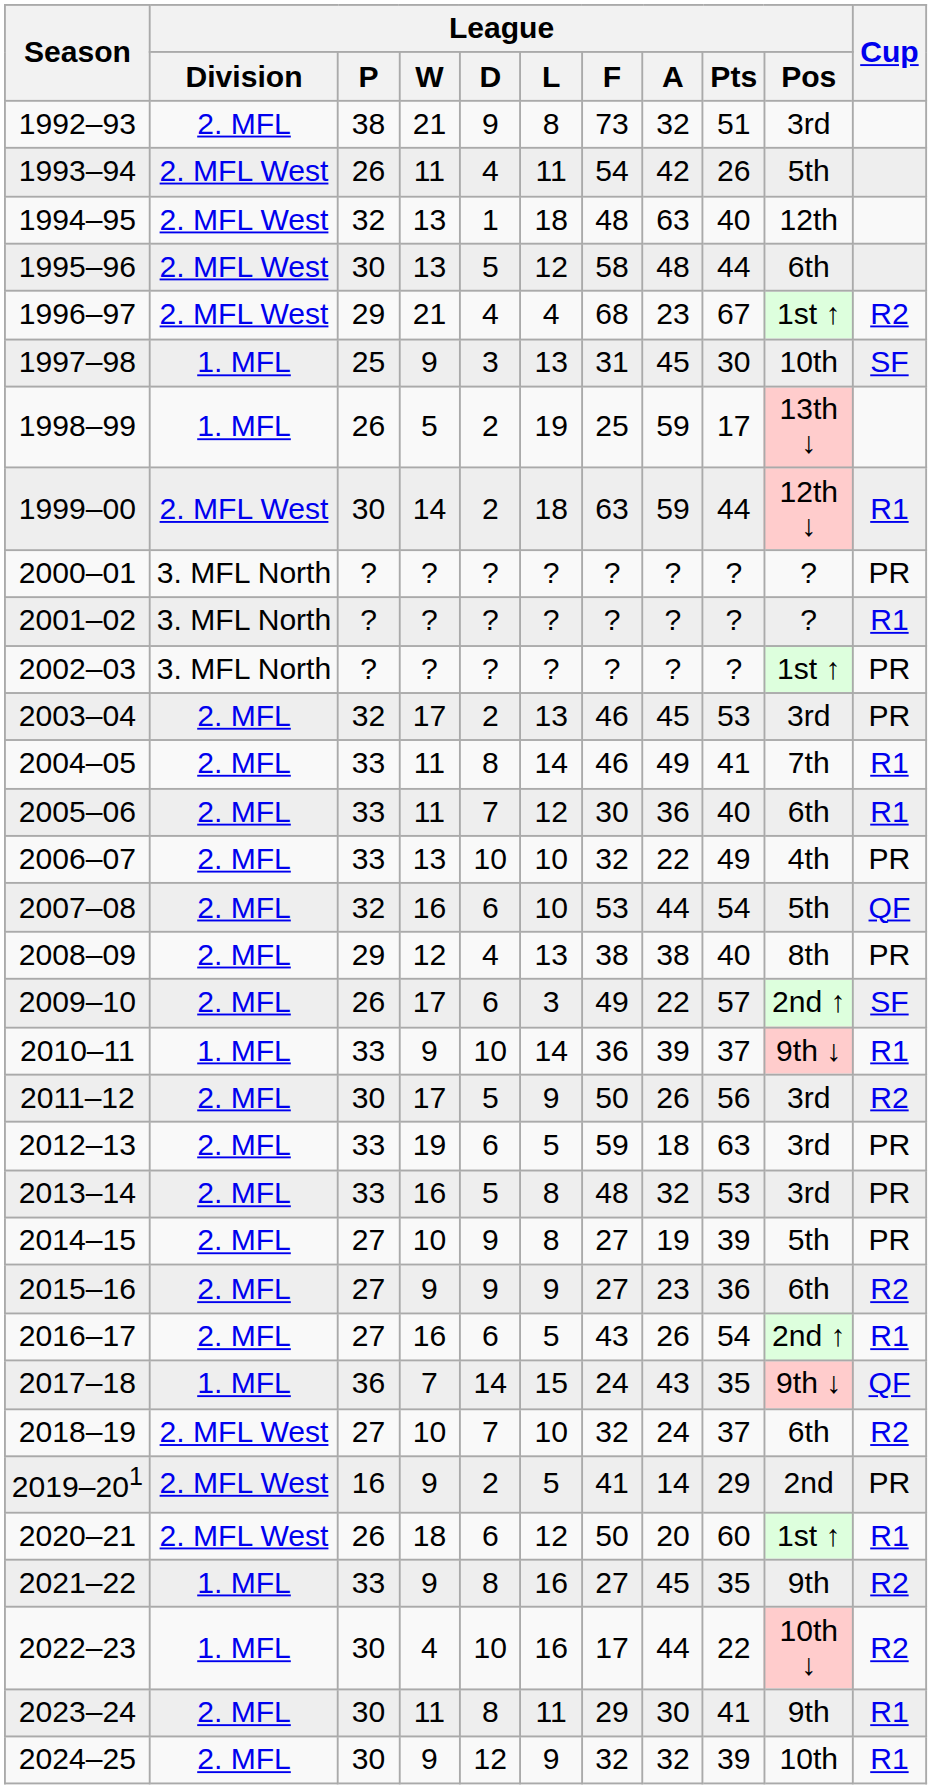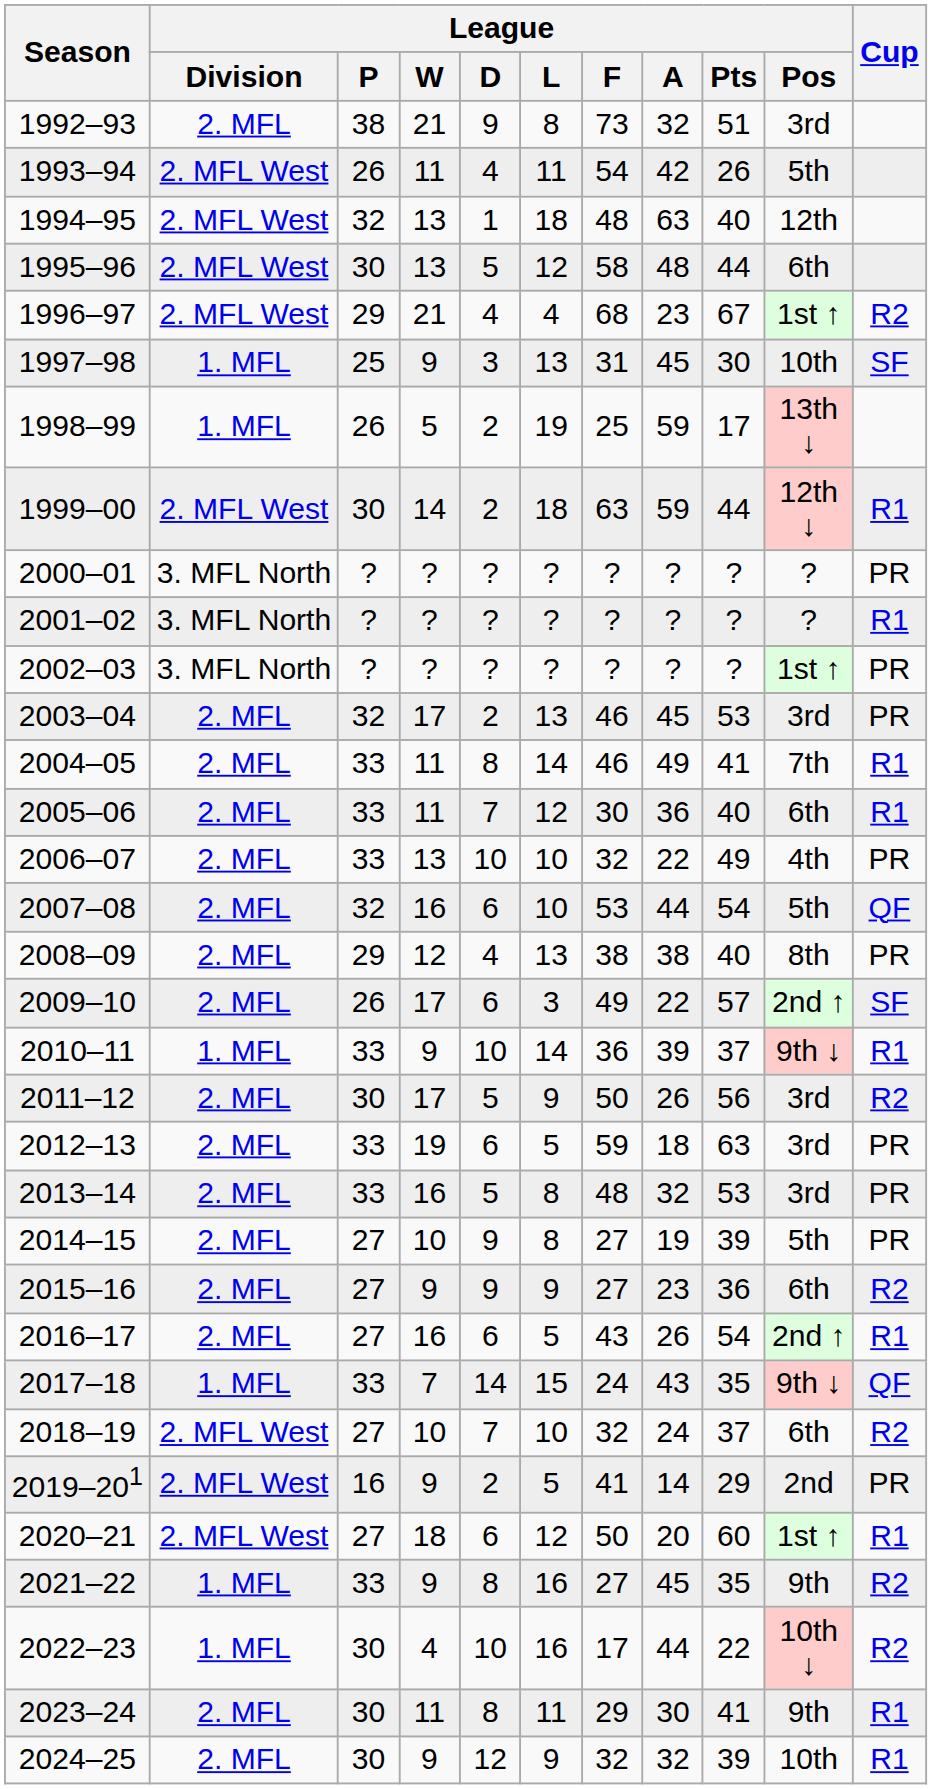(369, 1384) 36 -> (369, 1384) 33
(369, 1535) 26 -> (369, 1535) 27
